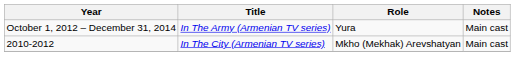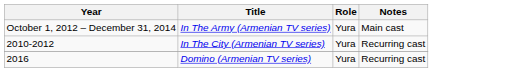(398, 43) Mkho (Mekhak) Arevshatyan -> (345, 43) Yura
(487, 43) Main cast -> (393, 43) Recurring cast
+ row: (246, 59)
